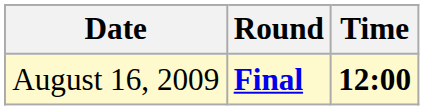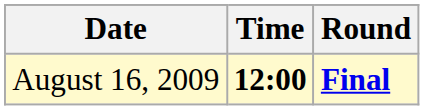columns swapped: (375, 29) <-> (279, 29)
